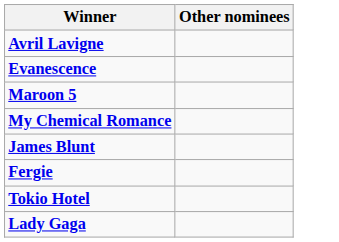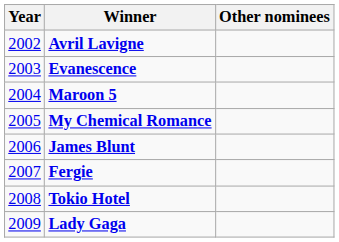+ column: (25, 17)
